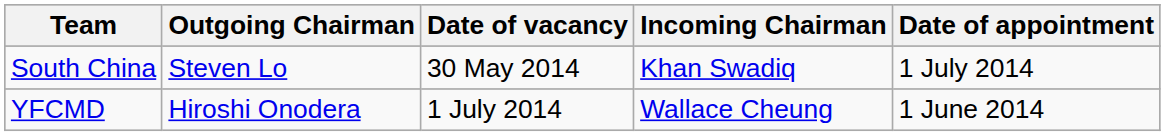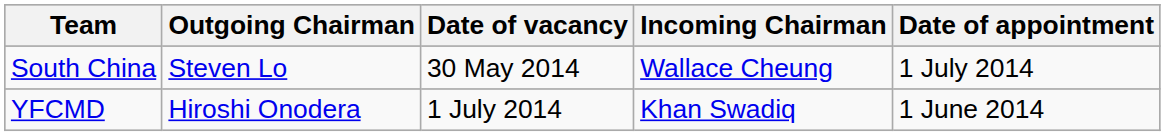(718, 67) Khan Swadiq -> (737, 67) Wallace Cheung
(737, 109) Wallace Cheung -> (718, 109) Khan Swadiq
